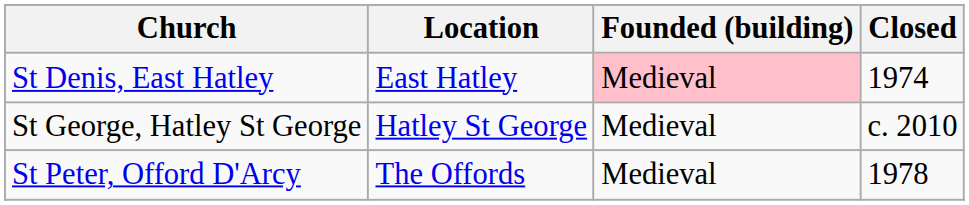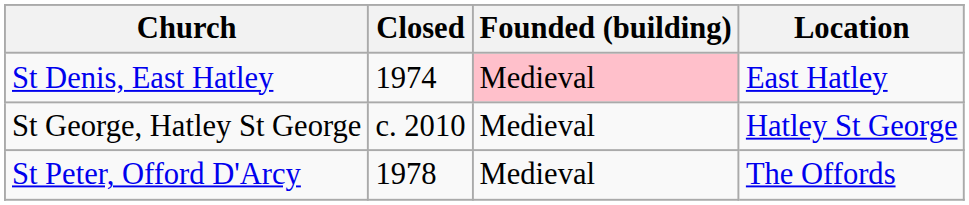columns swapped: (481, 28) <-> (913, 28)
